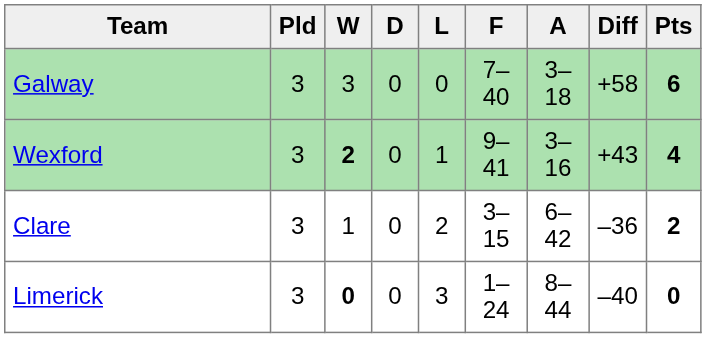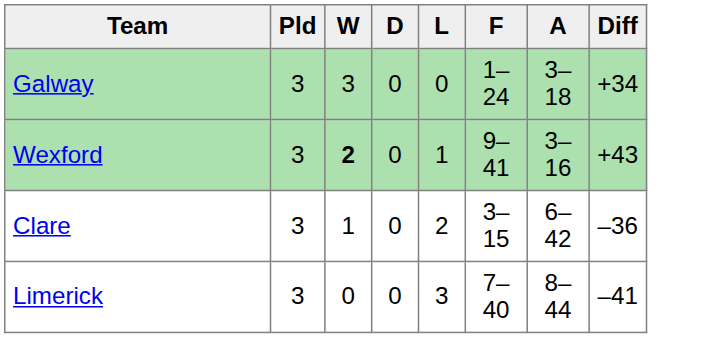- column: (674, 26)
(496, 83) 7–40 -> (496, 83) 1–24
(618, 83) +58 -> (618, 83) +34
(348, 296) bold -> (348, 296) normal
(496, 296) 1–24 -> (496, 296) 7–40
(618, 296) –40 -> (618, 296) –41
